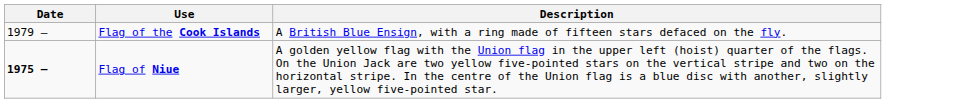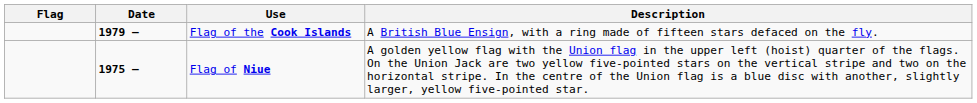+ column: (50, 14)
(27, 32) normal -> (119, 32) bold
